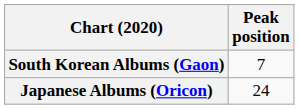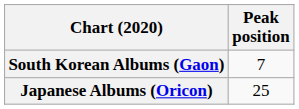(261, 90) 24 -> (261, 90) 25
